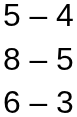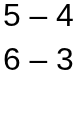- row: (38, 59)
